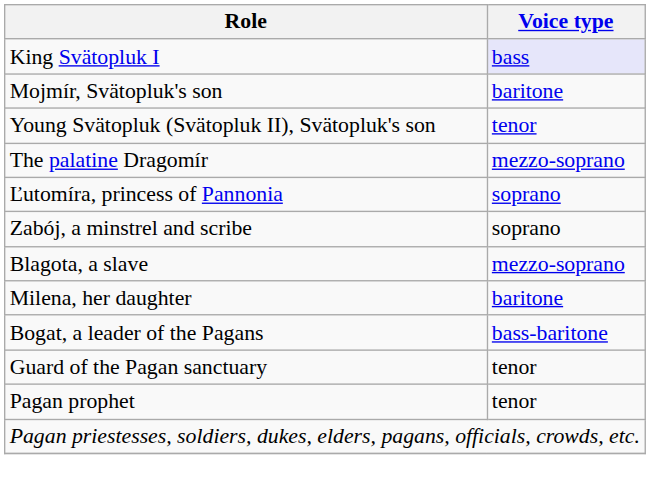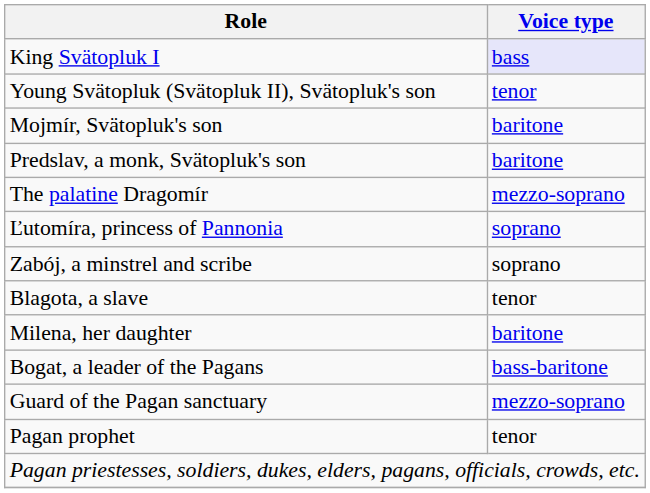rows swapped: (116, 90) <-> (223, 125)
+ row: (158, 159)
(558, 263) mezzo-soprano -> (514, 297) tenor
(514, 366) tenor -> (558, 401) mezzo-soprano
